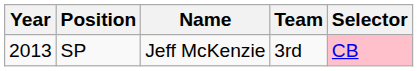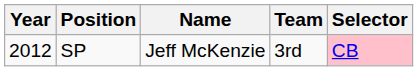(30, 50) 2013 -> (30, 50) 2012
